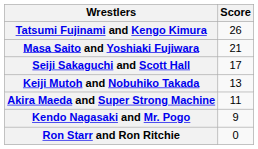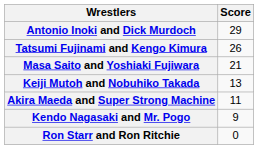+ row: (111, 30)
- row: (111, 65)
